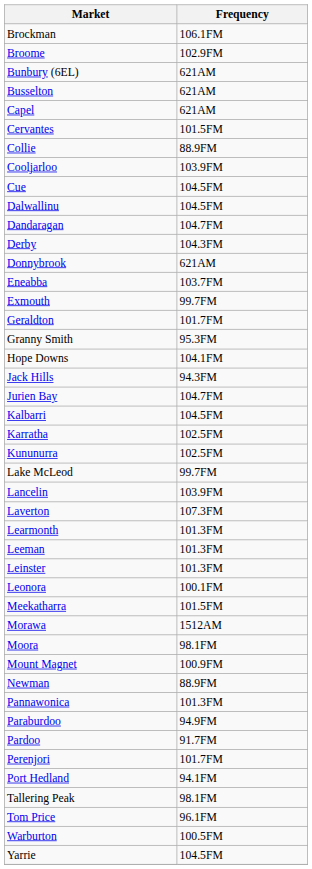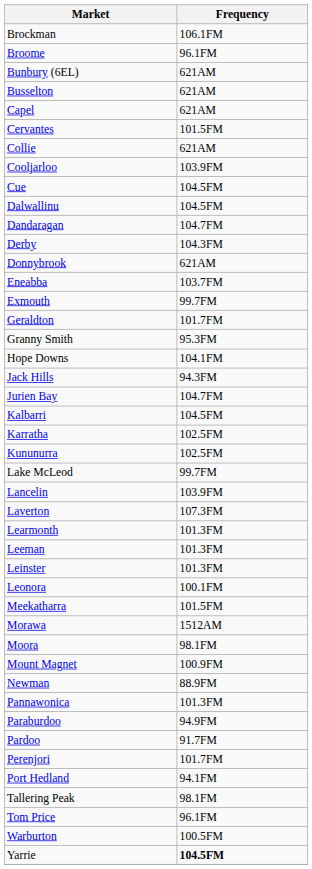(201, 52) 102.9FM -> (198, 52) 96.1FM
(198, 148) 88.9FM -> (198, 148) 621AM
(201, 854) normal -> (202, 854) bold
